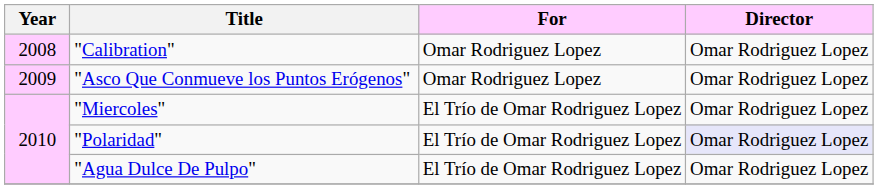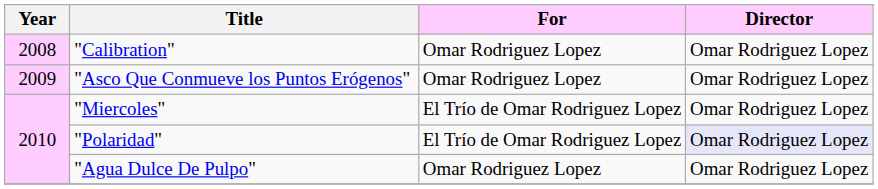(552, 169) El Trío de Omar Rodriguez Lopez -> (512, 169) Omar Rodriguez Lopez
